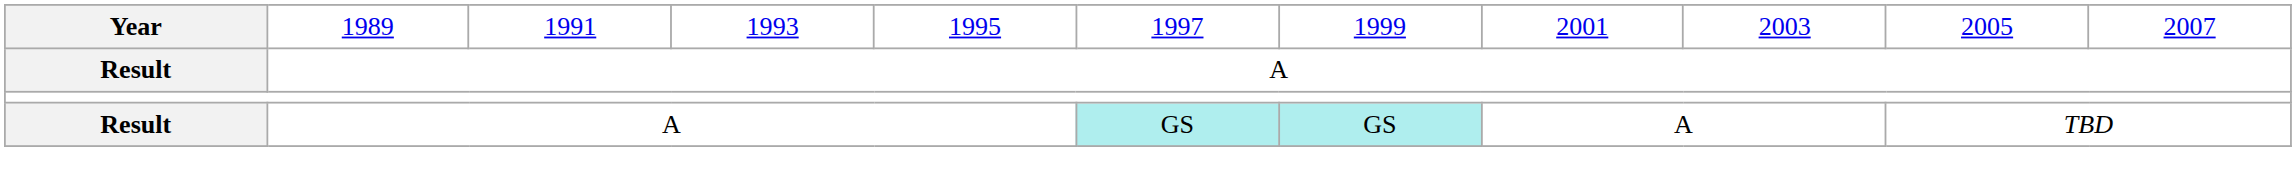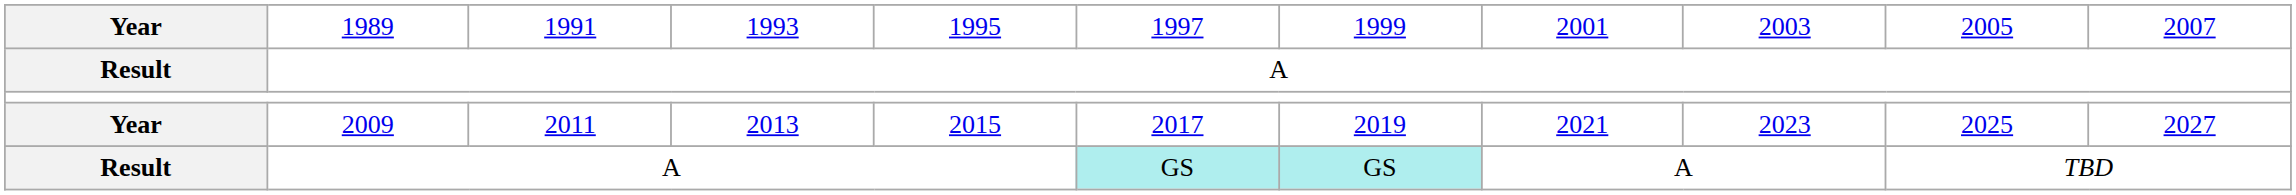+ row: (136, 124)
